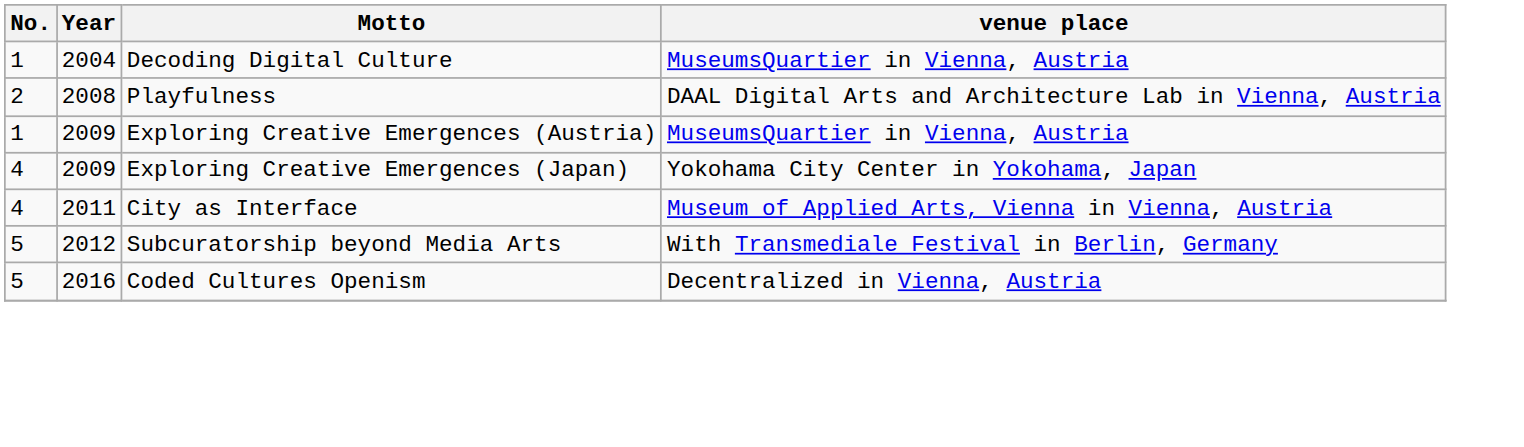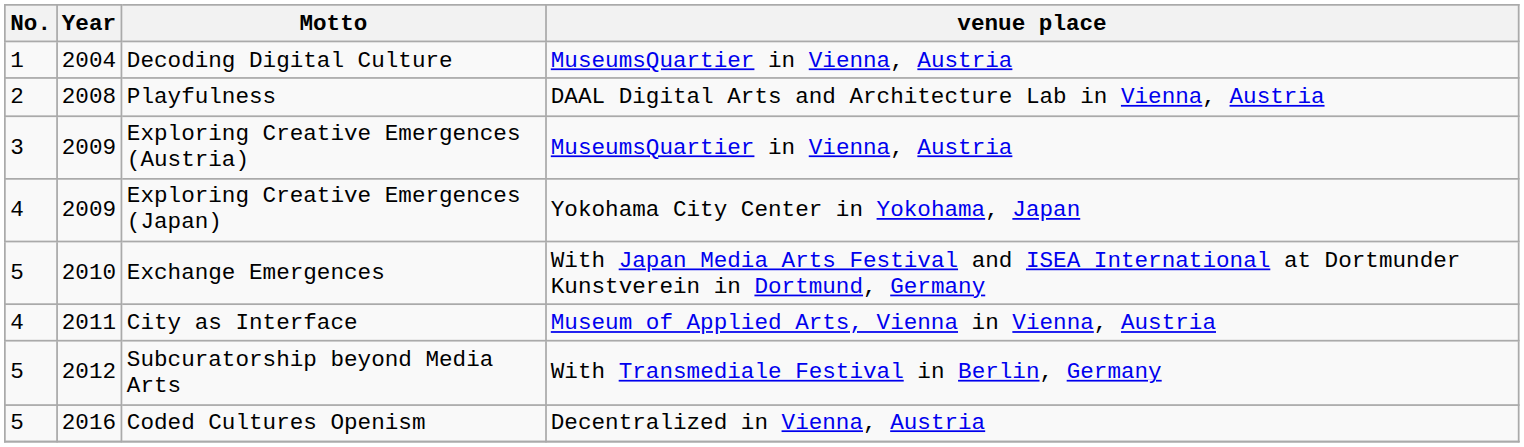(17, 134) 1 -> (17, 147) 3
+ row: (256, 273)
